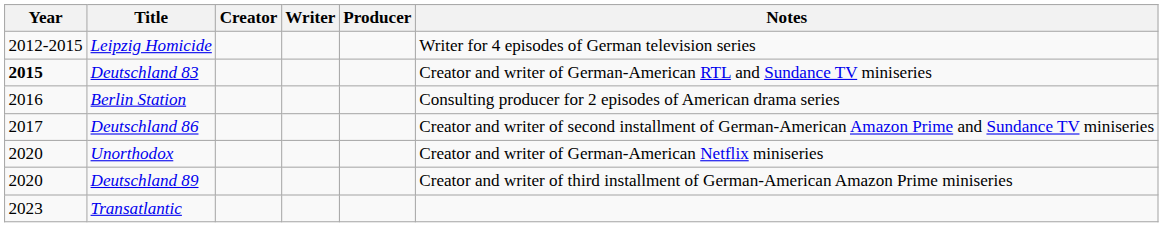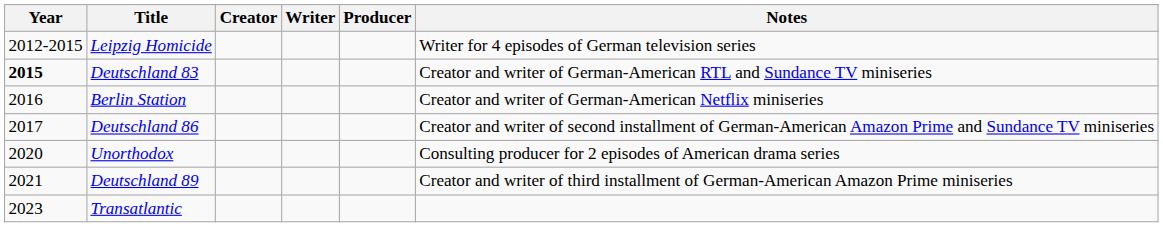(629, 99) Consulting producer for 2 episodes of American drama series -> (621, 99) Creator and writer of German-American Netflix miniseries
(621, 153) Creator and writer of German-American Netflix miniseries -> (629, 153) Consulting producer for 2 episodes of American drama series
(26, 180) 2020 -> (26, 180) 2021
